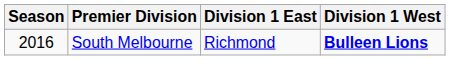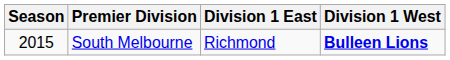(36, 42) 2016 -> (36, 42) 2015
